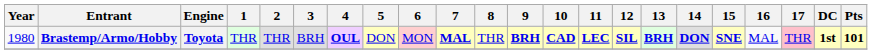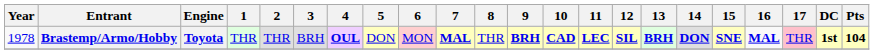(21, 37) 1980 -> (21, 37) 1978
(763, 37) normal -> (764, 37) bold
(854, 37) 101 -> (855, 37) 104
